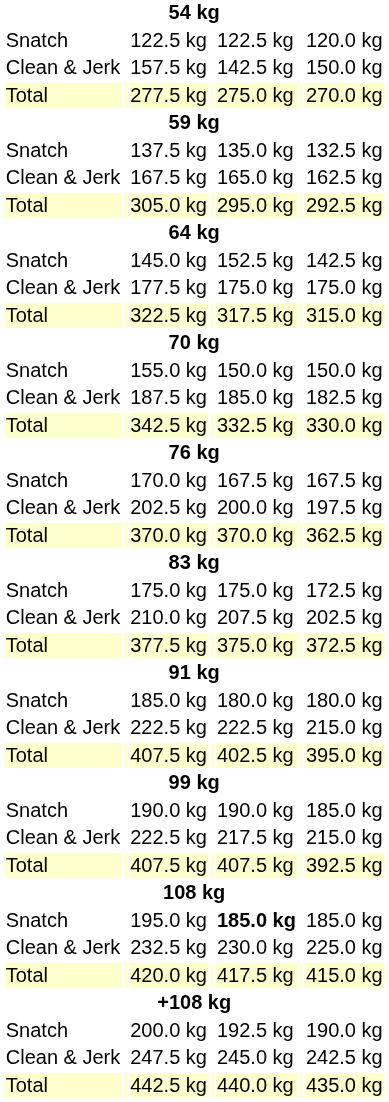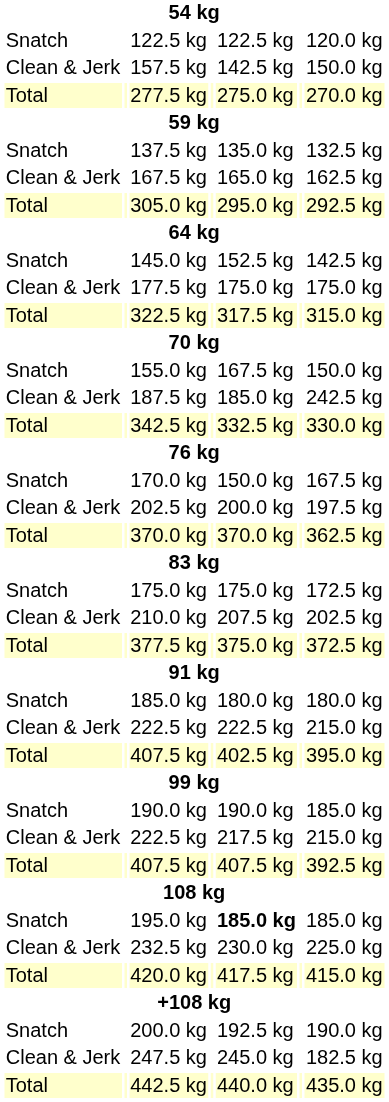(255, 370) 150.0 kg -> (255, 370) 167.5 kg
(344, 397) 182.5 kg -> (344, 397) 242.5 kg
(255, 480) 167.5 kg -> (255, 480) 150.0 kg
(344, 1057) 242.5 kg -> (344, 1057) 182.5 kg
